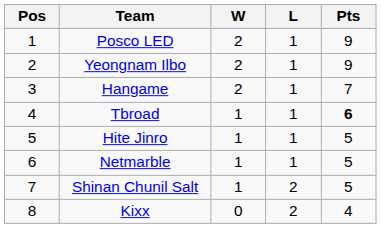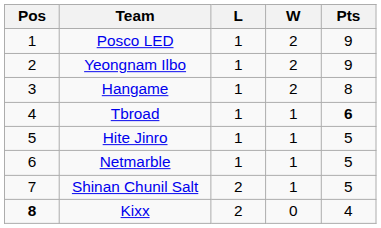columns swapped: (238, 16) <-> (293, 16)
(348, 89) 7 -> (348, 89) 8
(32, 211) normal -> (32, 211) bold
